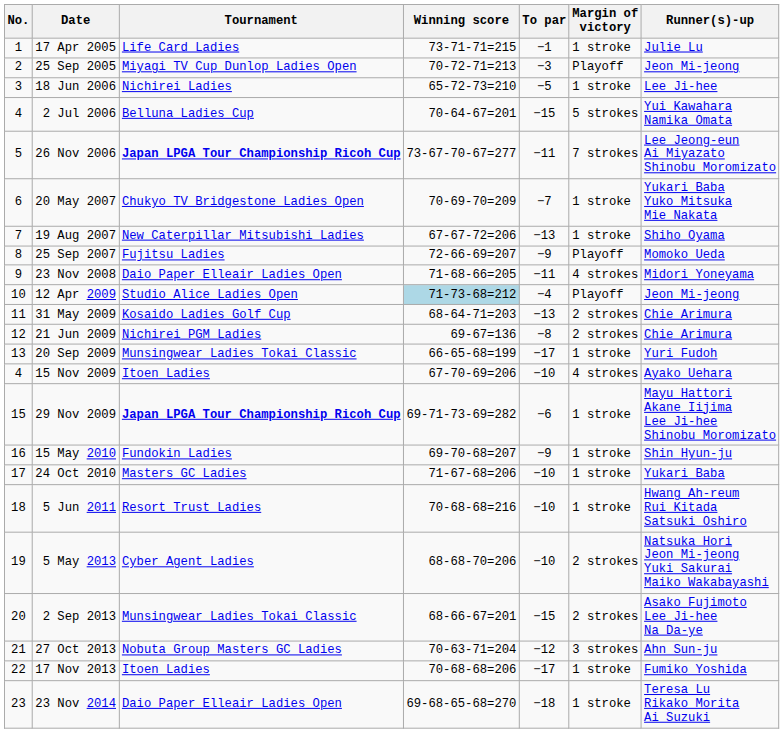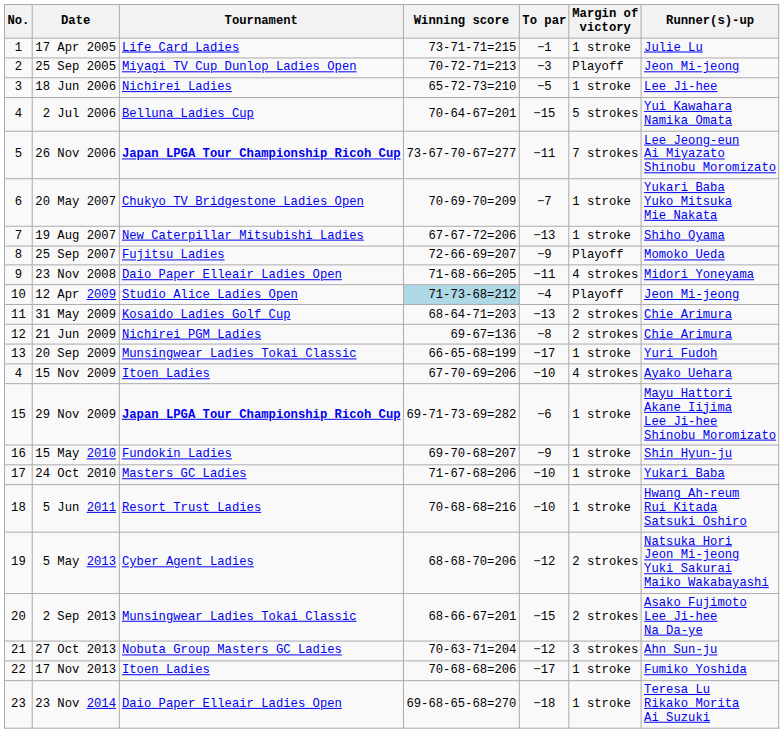(544, 563) −10 -> (544, 563) −12
